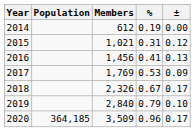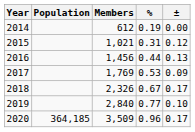(150, 58) 0.41 -> (150, 58) 0.44
(150, 104) 0.79 -> (150, 104) 0.77
